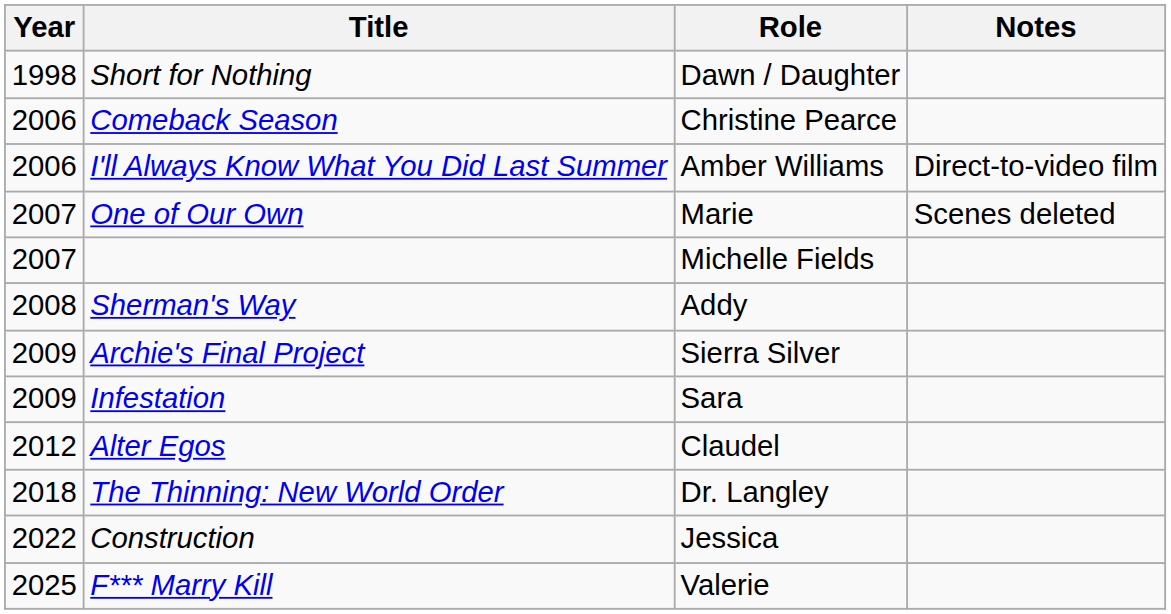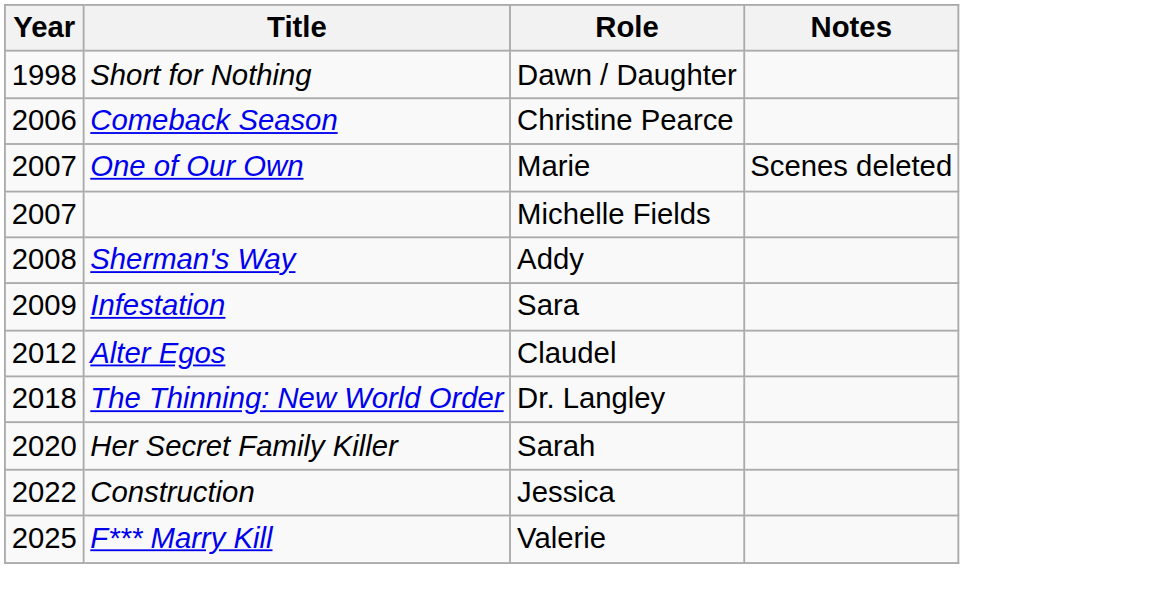- row: (379, 167)
- row: (227, 352)
+ row: (244, 445)
